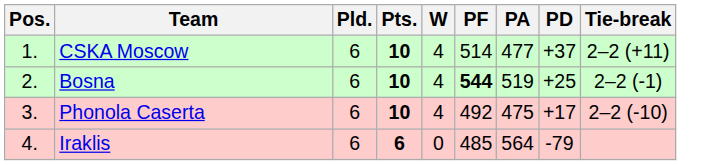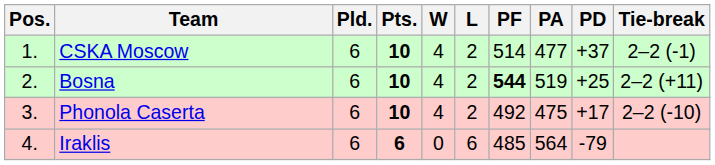+ column: (472, 19)
(628, 50) 2–2 (+11) -> (662, 50) 2–2 (-1)
(628, 81) 2–2 (-1) -> (662, 81) 2–2 (+11)
